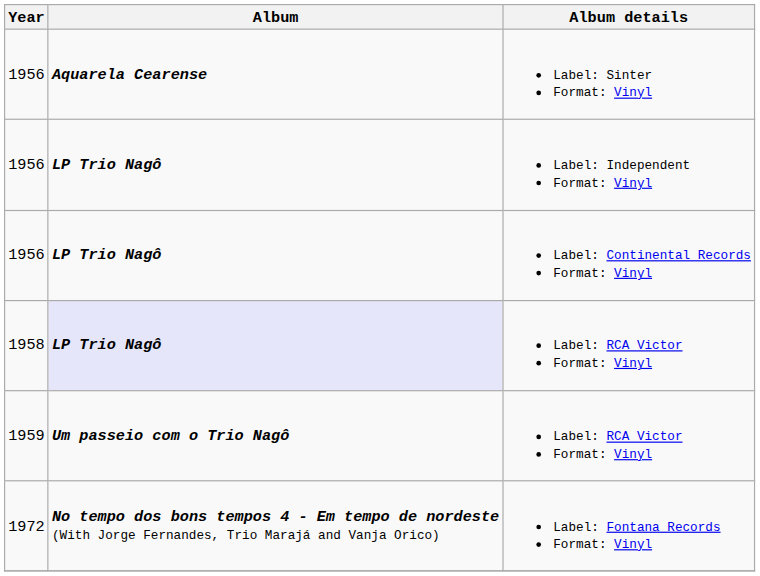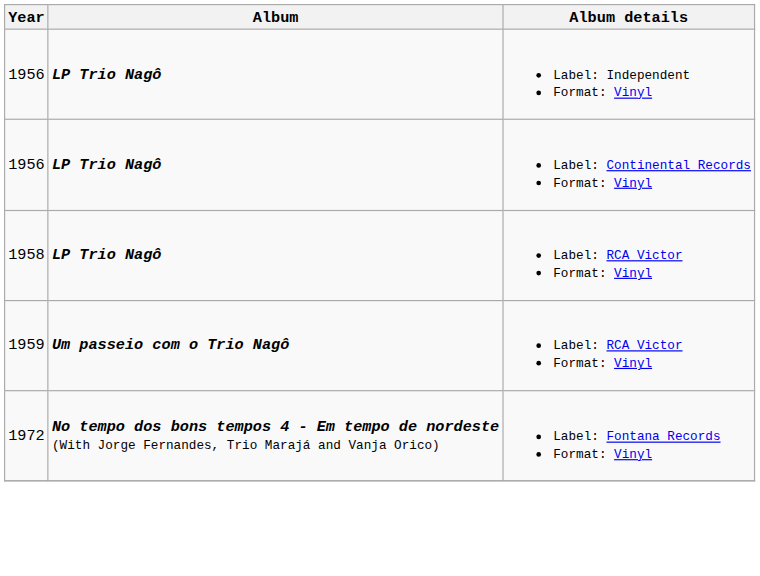- row: (26, 75)
(107, 345) lavender background -> (107, 255) no background
